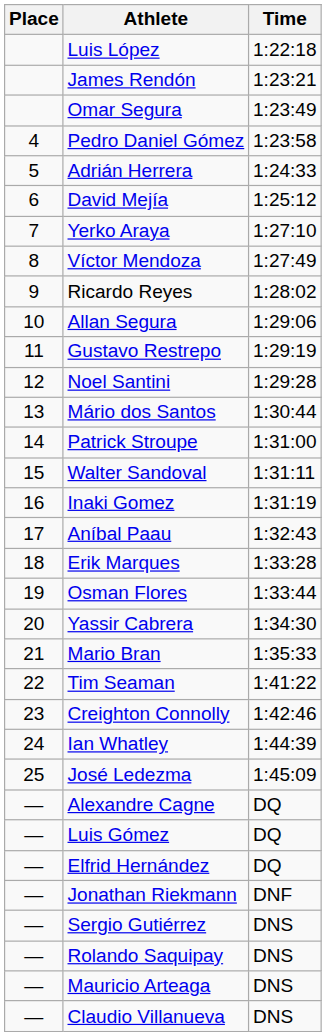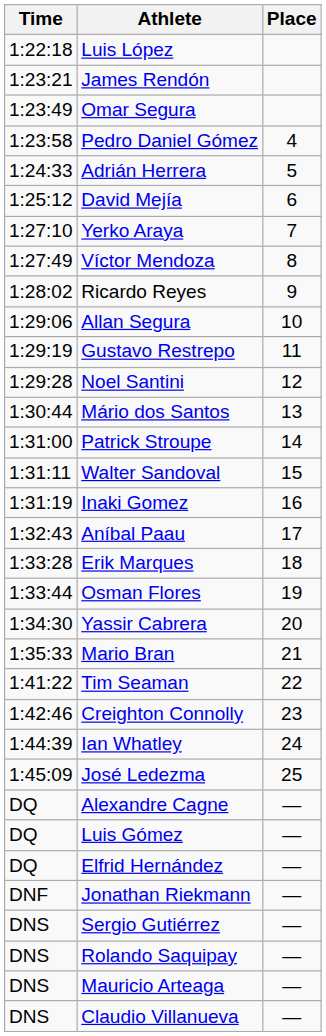columns swapped: (34, 19) <-> (285, 19)
